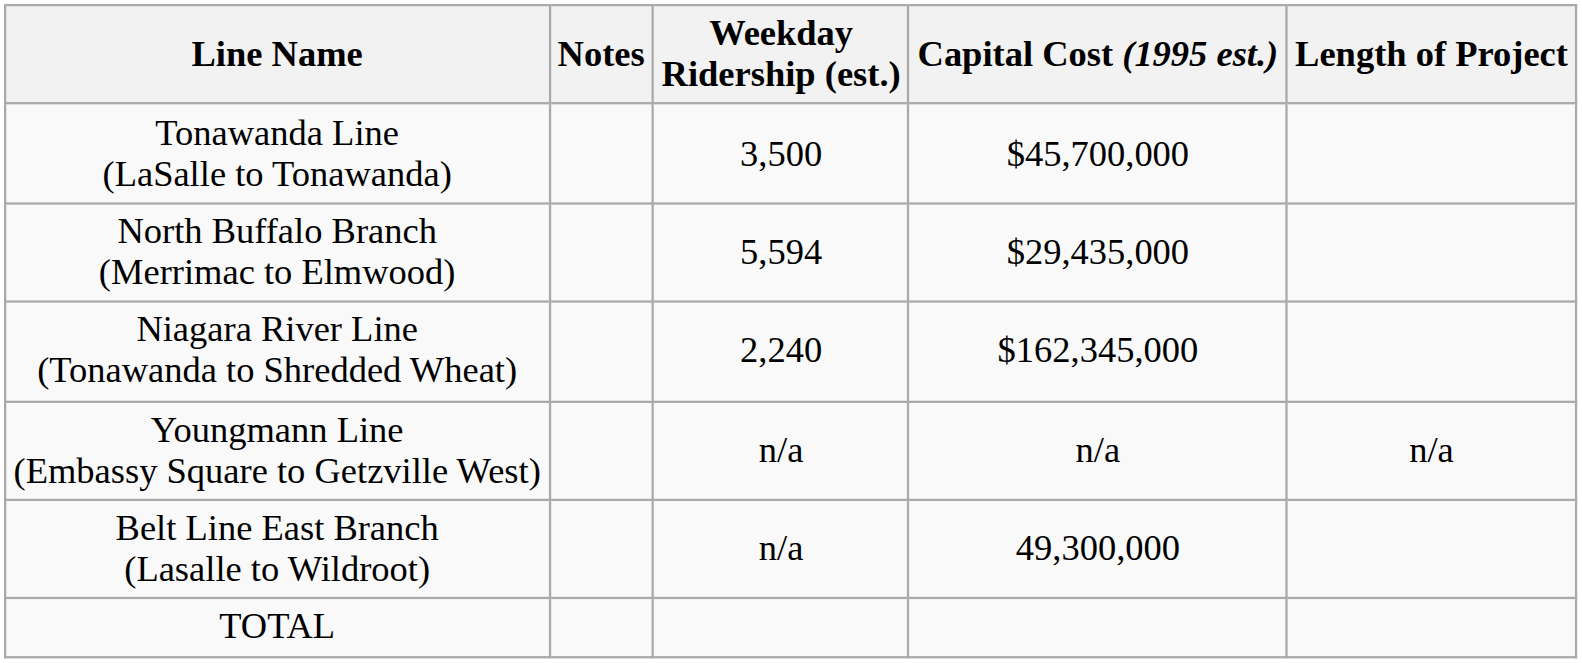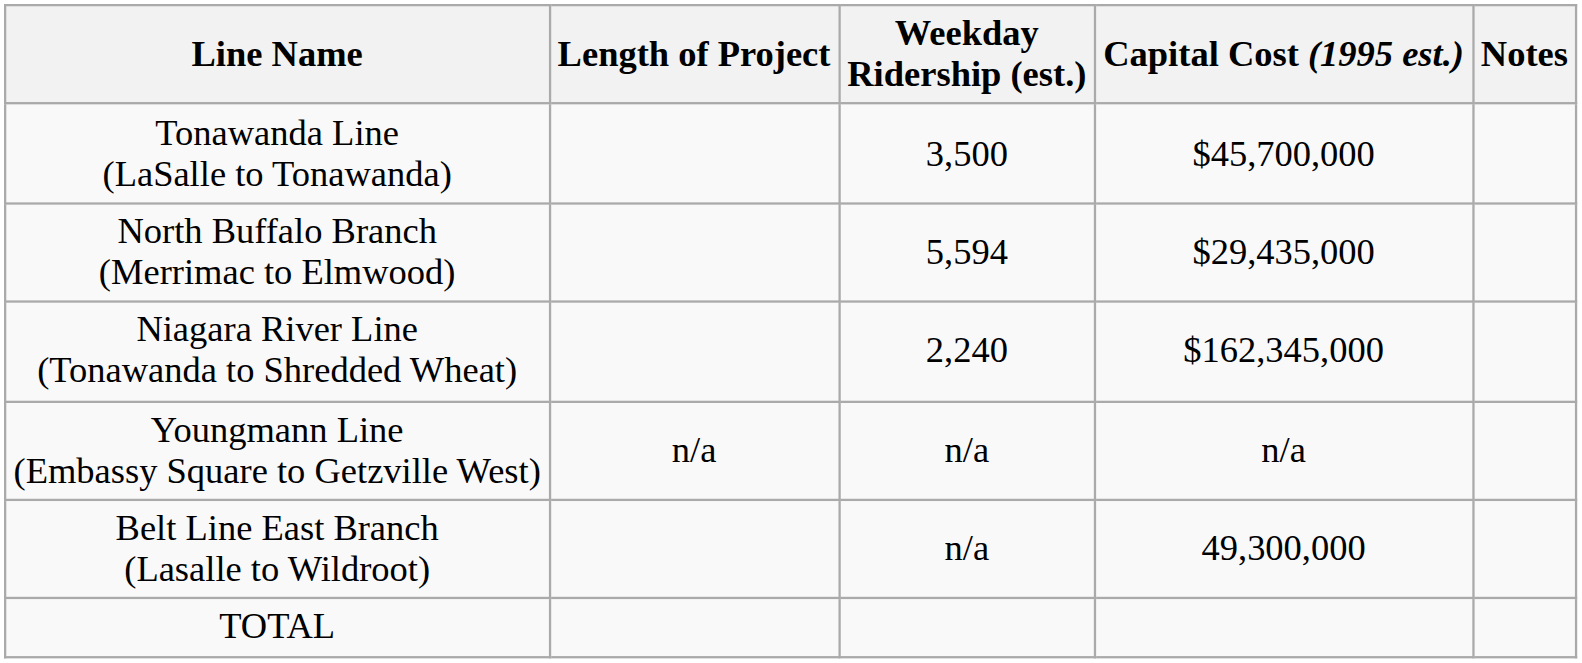columns swapped: (1432, 53) <-> (601, 53)
